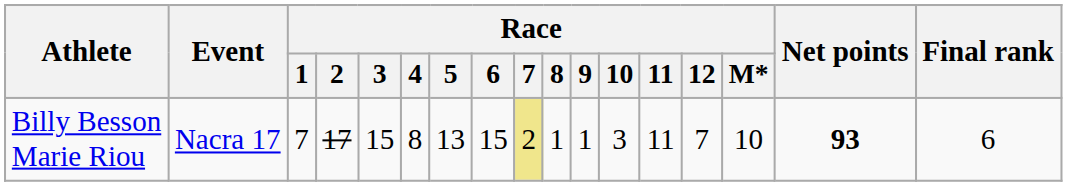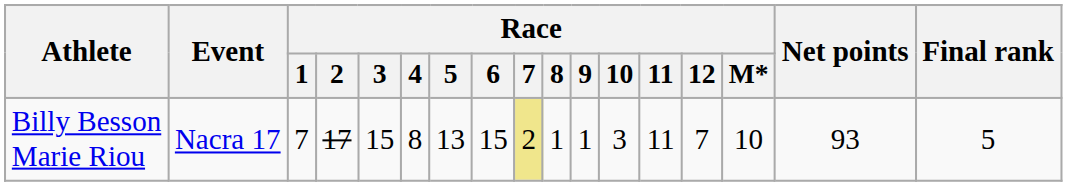(845, 139) bold -> (845, 139) normal
(988, 139) 6 -> (988, 139) 5
